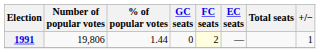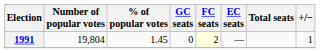(91, 39) 19,806 -> (91, 39) 19,804
(159, 39) 1.44 -> (159, 39) 1.45
